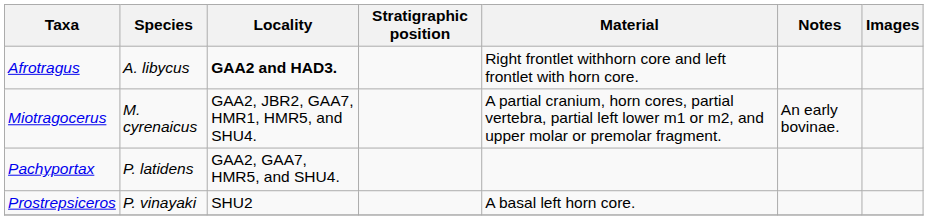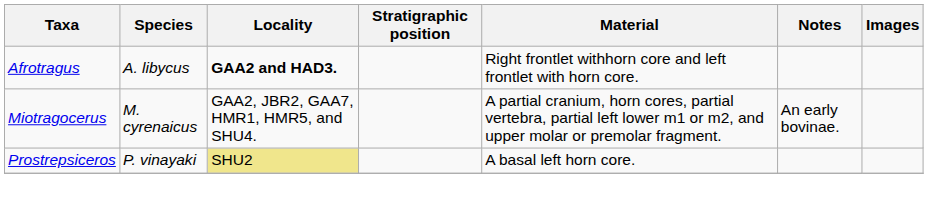- row: (51, 169)
(232, 202) no background -> (232, 160) khaki background
